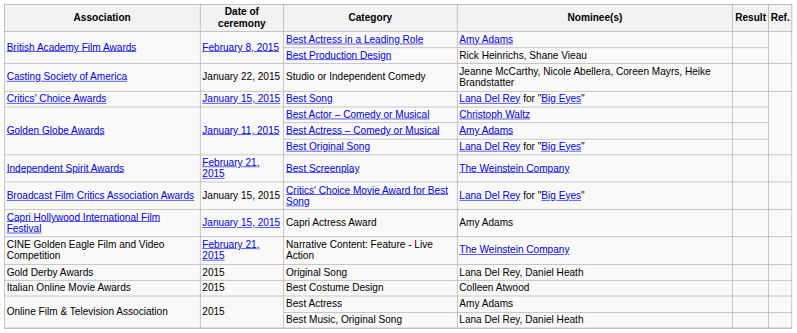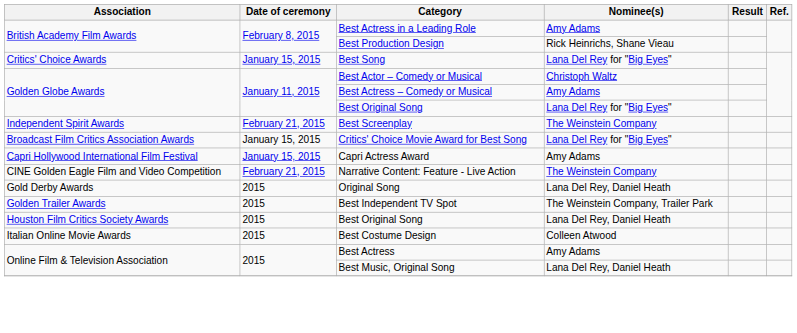- row: (67, 77)
+ row: (56, 204)
+ row: (87, 220)
